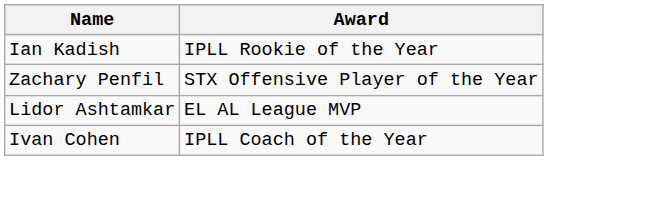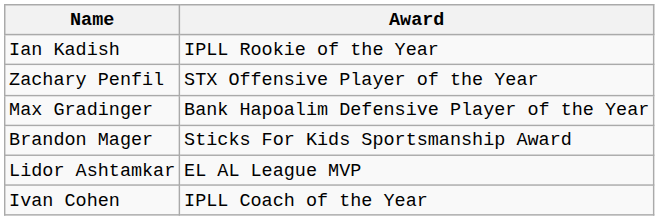+ row: (81, 110)
+ row: (81, 140)
